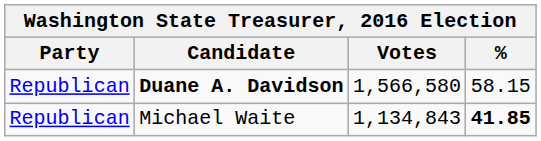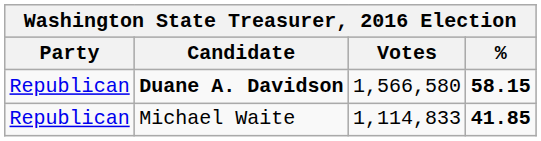(501, 86) normal -> (501, 86) bold
(407, 119) 1,134,843 -> (407, 119) 1,114,833
